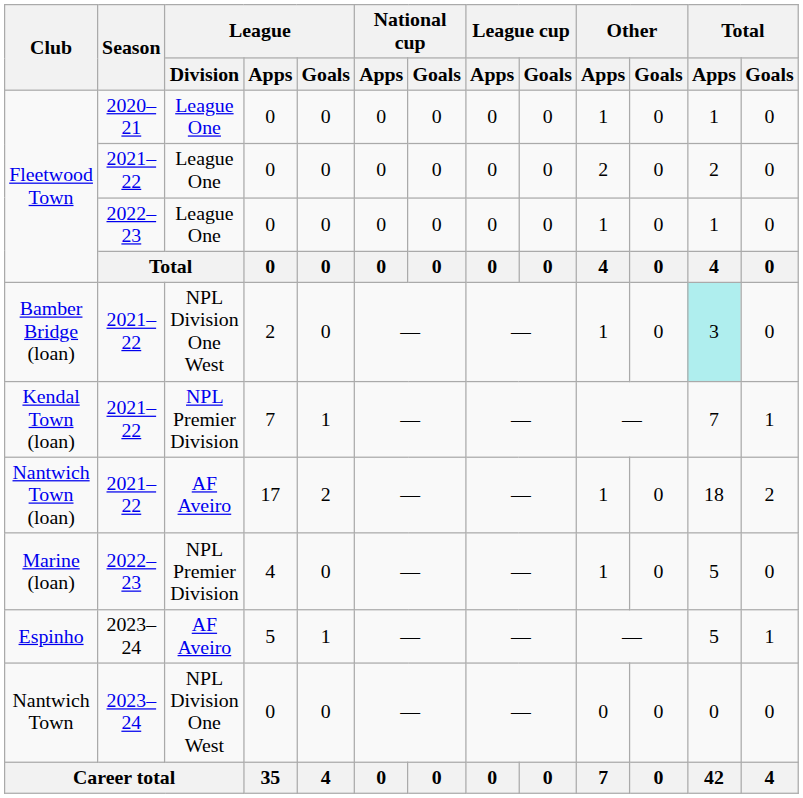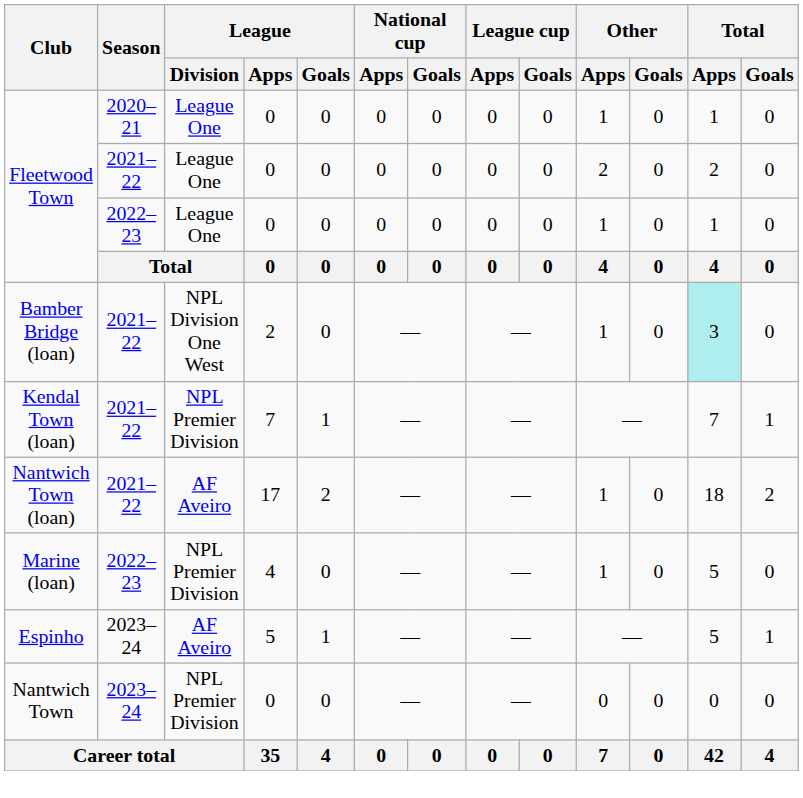(204, 712) NPL Division One West -> (204, 701) NPL Premier Division
